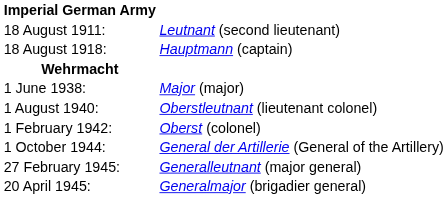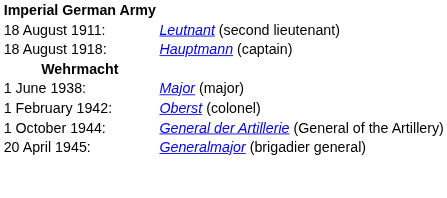- row: (51, 108)
- row: (62, 167)
